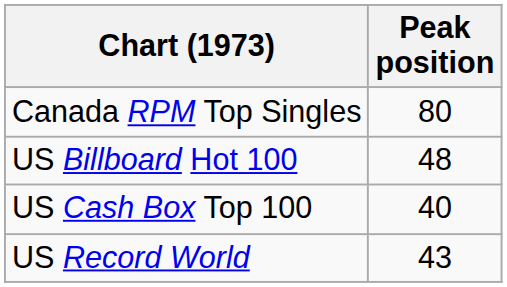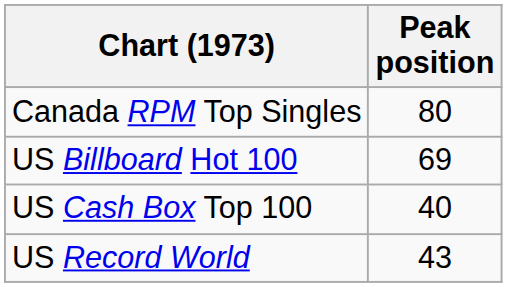(435, 160) 48 -> (435, 160) 69
